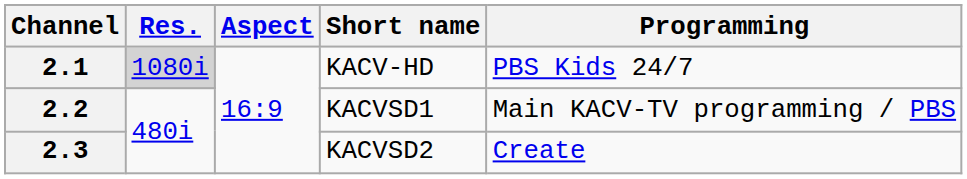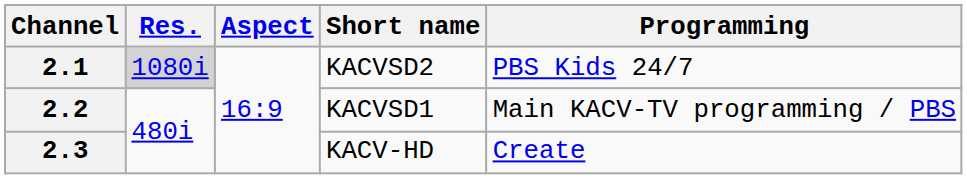(380, 68) KACV-HD -> (380, 68) KACVSD2
(380, 152) KACVSD2 -> (380, 152) KACV-HD
